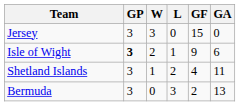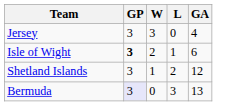- column: (199, 14)
(216, 33) 0 -> (194, 33) 4
(219, 71) 11 -> (197, 71) 12
(130, 91) no background -> (130, 91) lavender background
